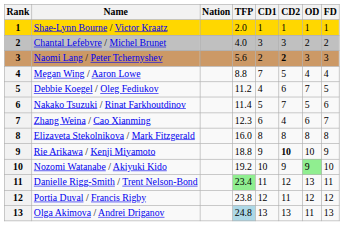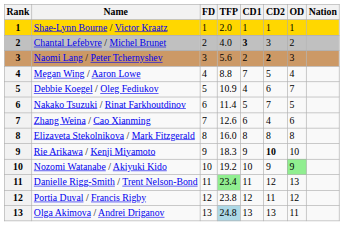columns swapped: (216, 12) <-> (330, 12)
(260, 43) normal -> (245, 43) bold
(243, 89) 11.2 -> (228, 89) 10.9
(243, 120) 12.3 -> (228, 120) 12.6
(243, 151) 18.8 -> (228, 151) 18.3
